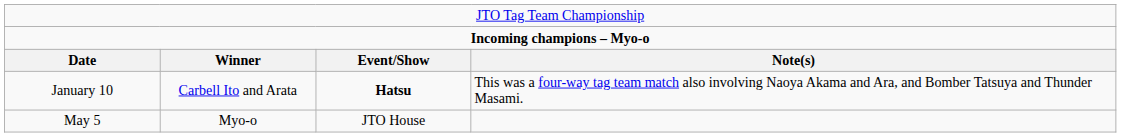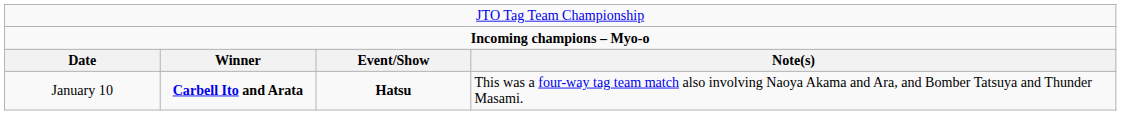(238, 90) normal -> (238, 90) bold
- row: (82, 120)
